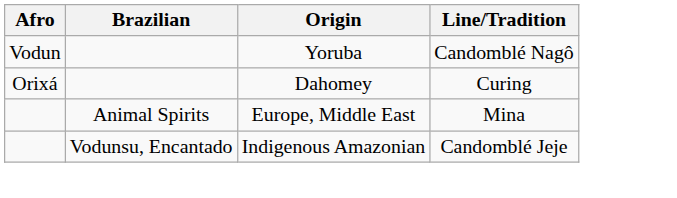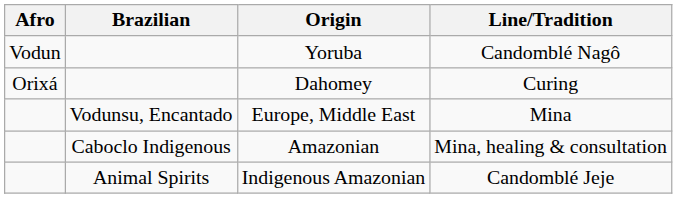(151, 114) Animal Spirits -> (151, 114) Vodunsu, Encantado
+ row: (333, 146)
(151, 146) Vodunsu, Encantado -> (151, 177) Animal Spirits
